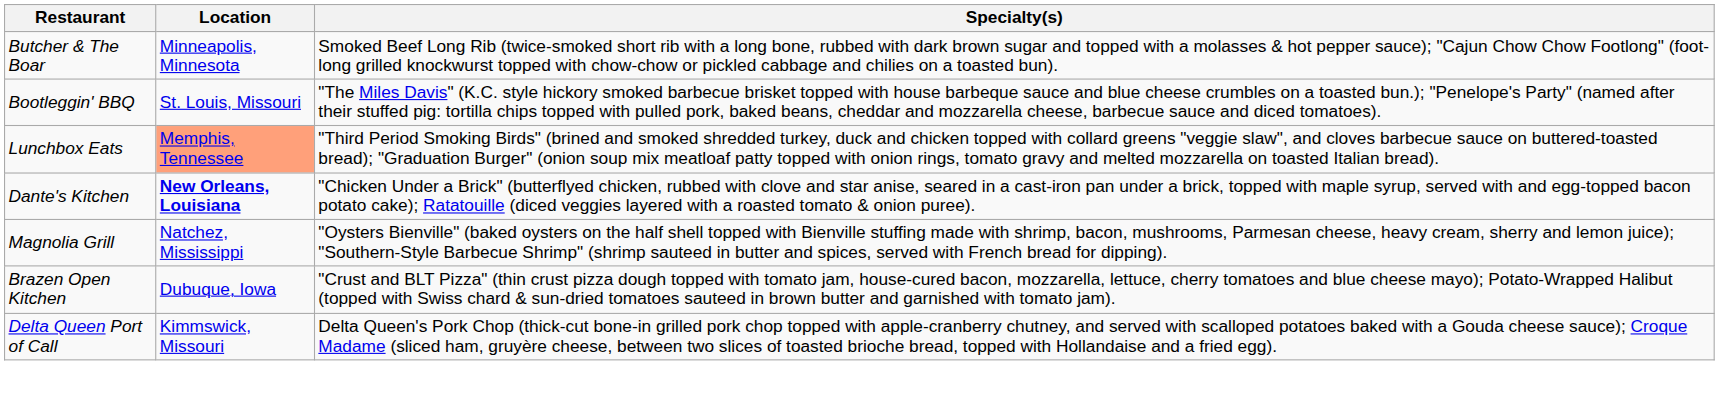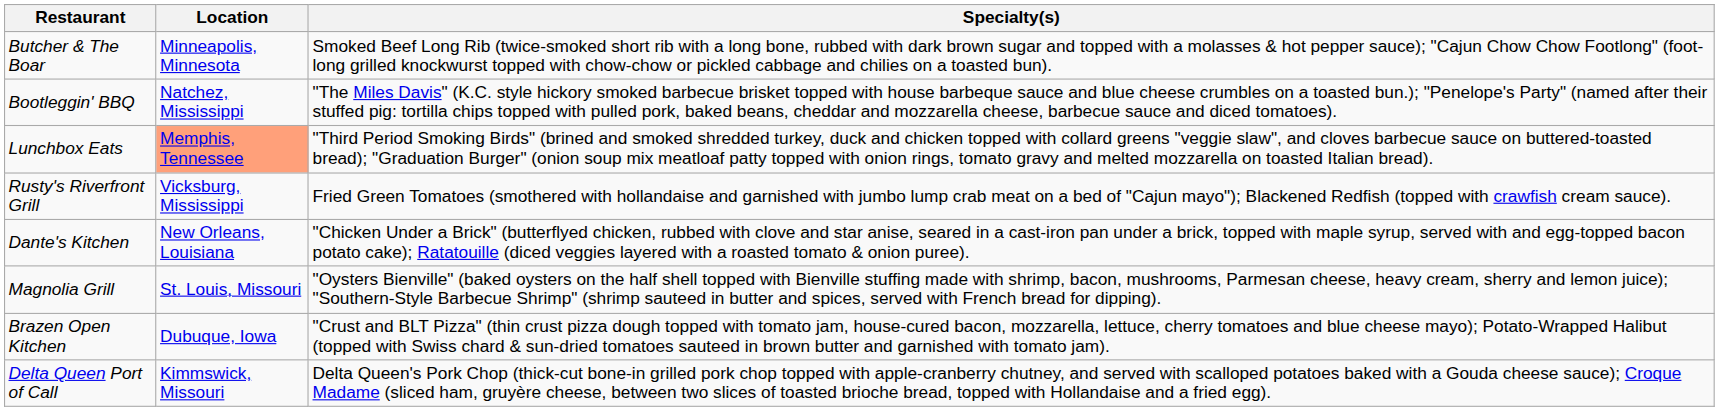(230, 102) St. Louis, Missouri -> (202, 102) Natchez, Mississippi
+ row: (76, 195)
(215, 195) bold -> (212, 242) normal
(202, 242) Natchez, Mississippi -> (231, 289) St. Louis, Missouri
